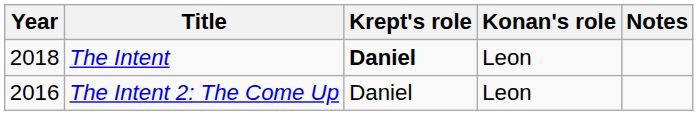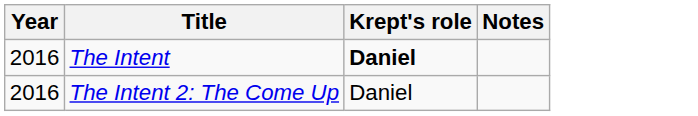- column: (549, 22)
(35, 57) 2018 -> (35, 57) 2016
